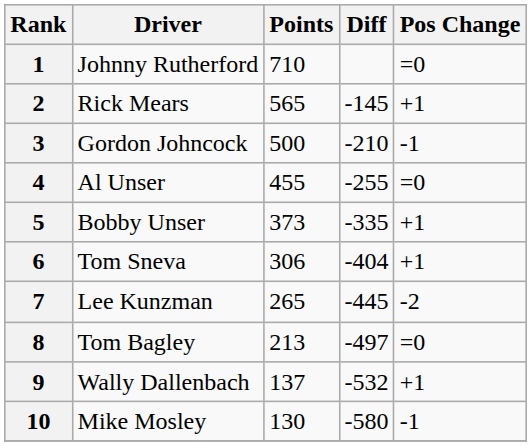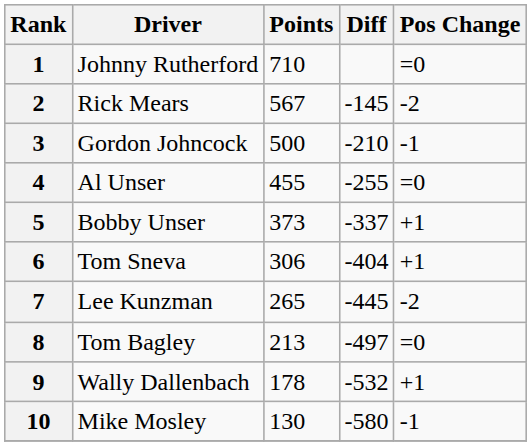(287, 103) 565 -> (287, 103) 567
(412, 103) +1 -> (410, 103) -2
(367, 222) -335 -> (367, 222) -337
(287, 380) 137 -> (287, 380) 178
